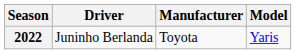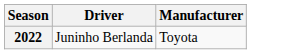- column: (269, 15)
